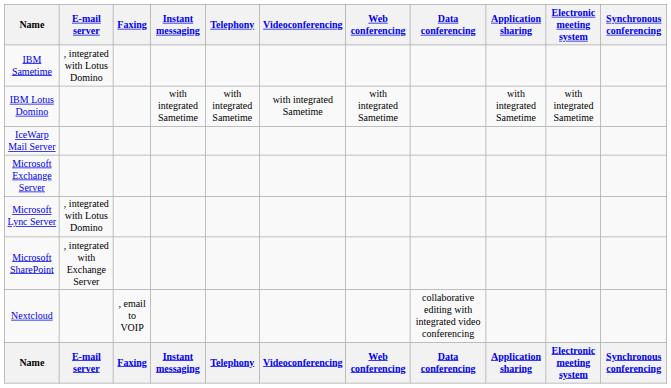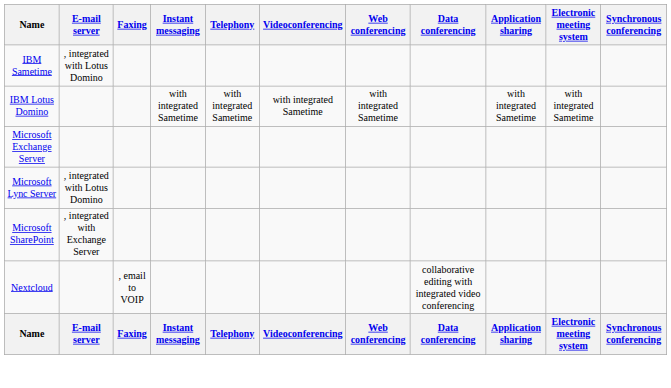- row: (32, 141)
